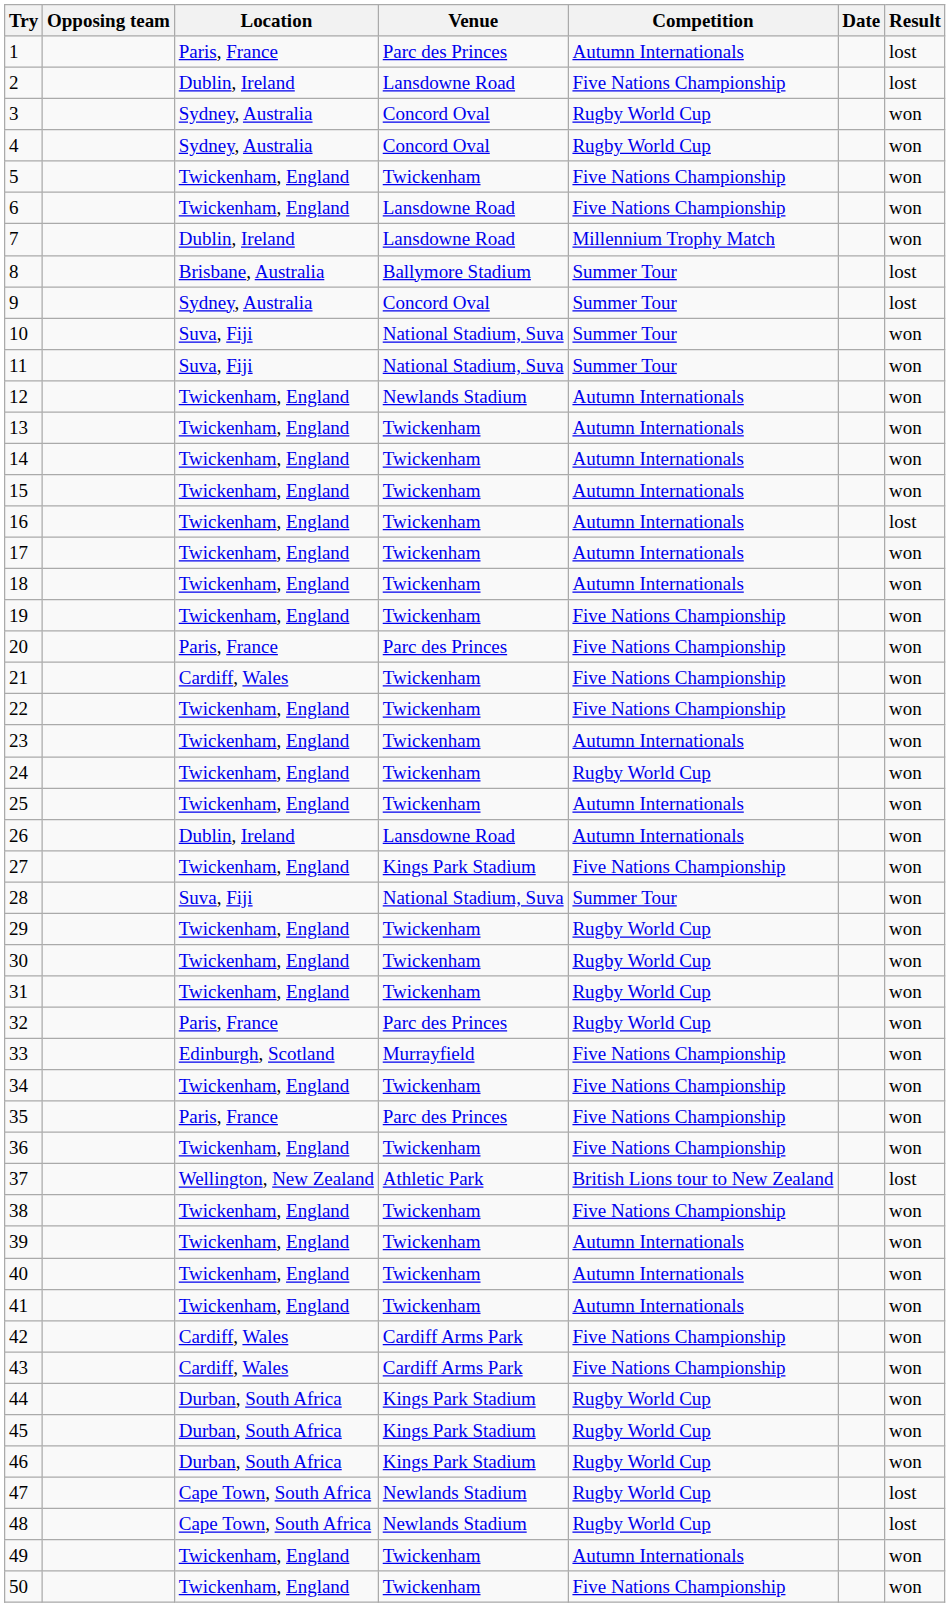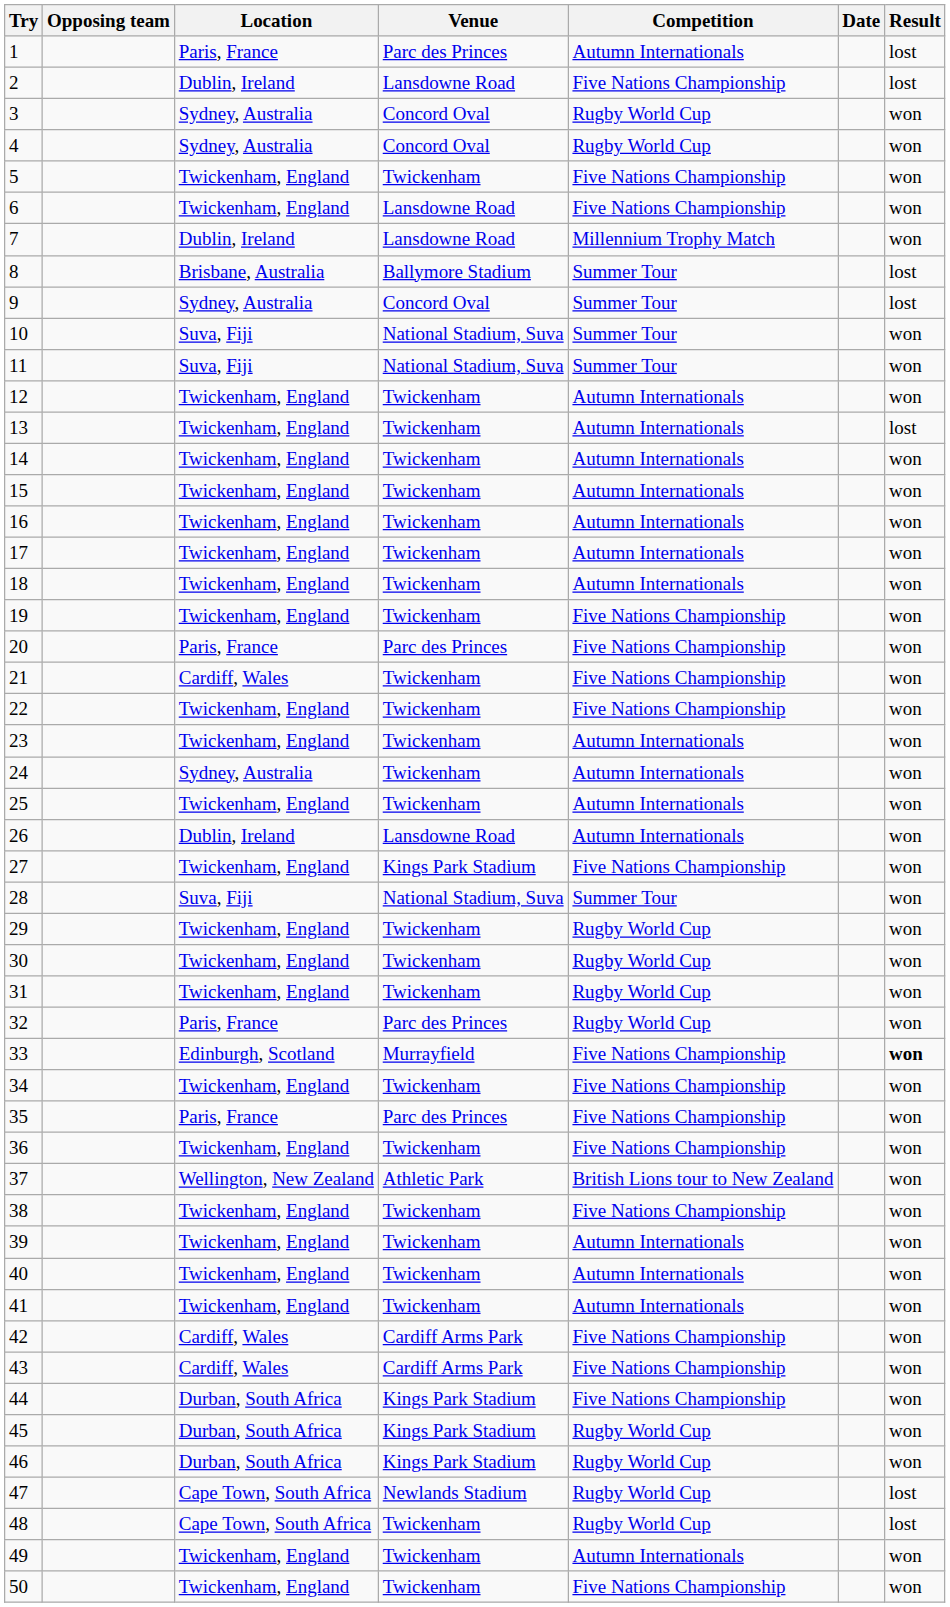(455, 396) Newlands Stadium -> (432, 396) Twickenham
(905, 427) won -> (903, 427) lost
(903, 521) lost -> (905, 521) won
(264, 772) Twickenham, England -> (246, 772) Sydney, Australia
(642, 772) Rugby World Cup -> (658, 772) Autumn Internationals
(905, 1054) normal -> (906, 1054) bold
(903, 1179) lost -> (905, 1179) won
(642, 1398) Rugby World Cup -> (679, 1398) Five Nations Championship
(455, 1524) Newlands Stadium -> (432, 1524) Twickenham
